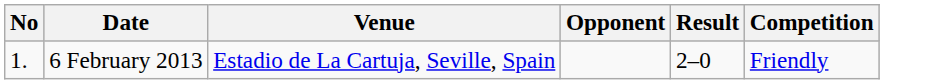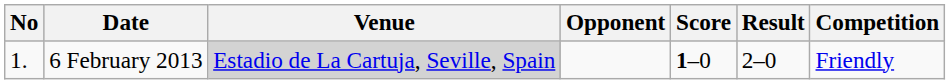+ column: (703, 22)
(384, 59) no background -> (384, 59) lightgrey background
